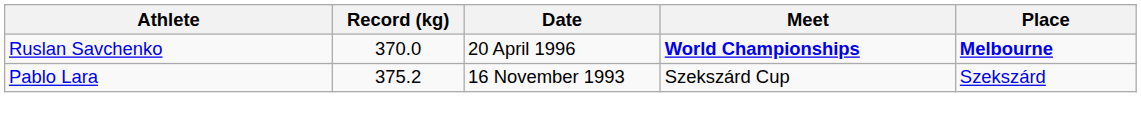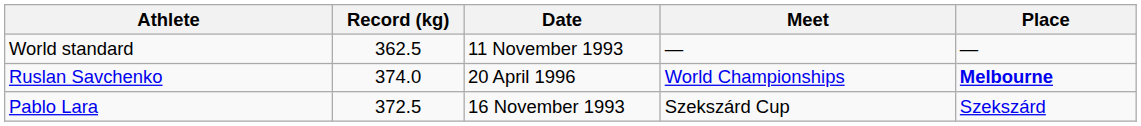+ row: (71, 49)
(398, 49) 370.0 -> (398, 78) 374.0
(762, 49) bold -> (755, 78) normal
(398, 78) 375.2 -> (398, 107) 372.5
